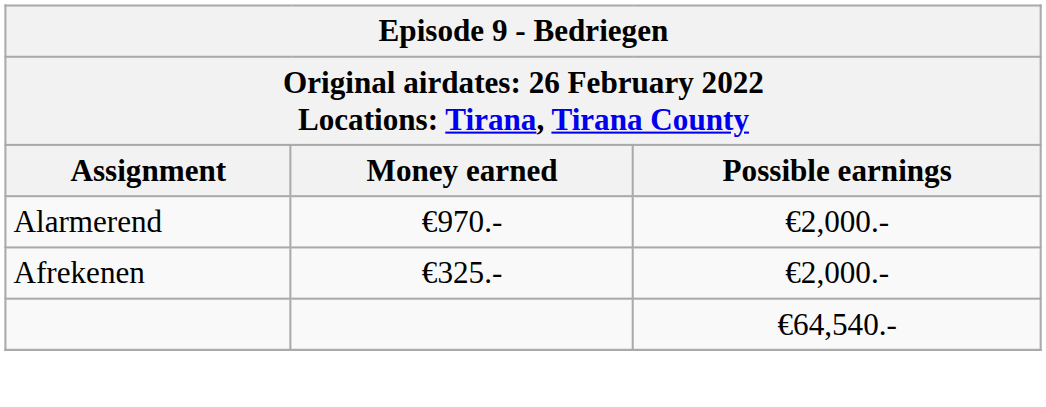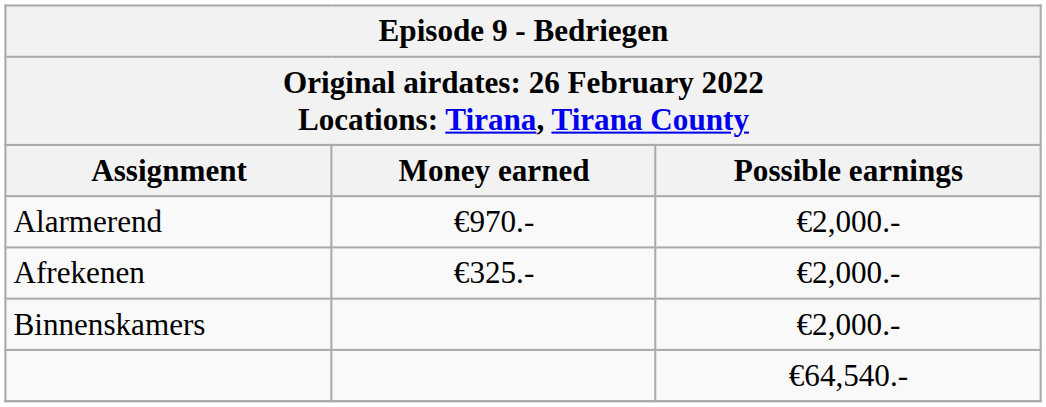+ row: (109, 324)
